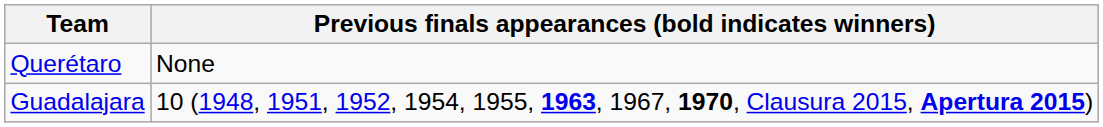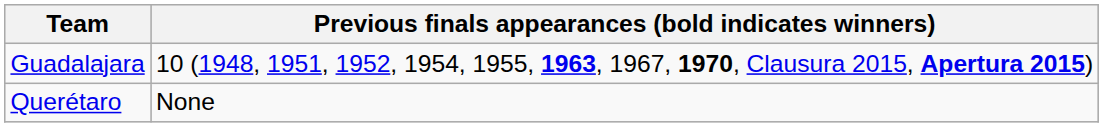rows swapped: (66, 63) <-> (78, 102)
